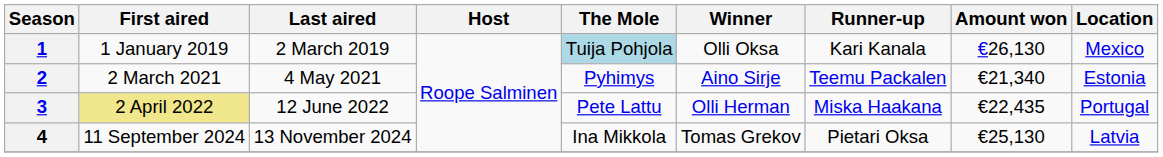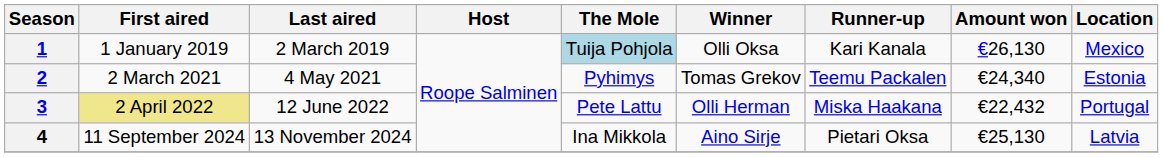(741, 78) Aino Sirje -> (741, 78) Tomas Grekov
(1011, 78) €21,340 -> (1011, 78) €24,340
(1011, 107) €22,435 -> (1011, 107) €22,432
(741, 136) Tomas Grekov -> (741, 136) Aino Sirje
